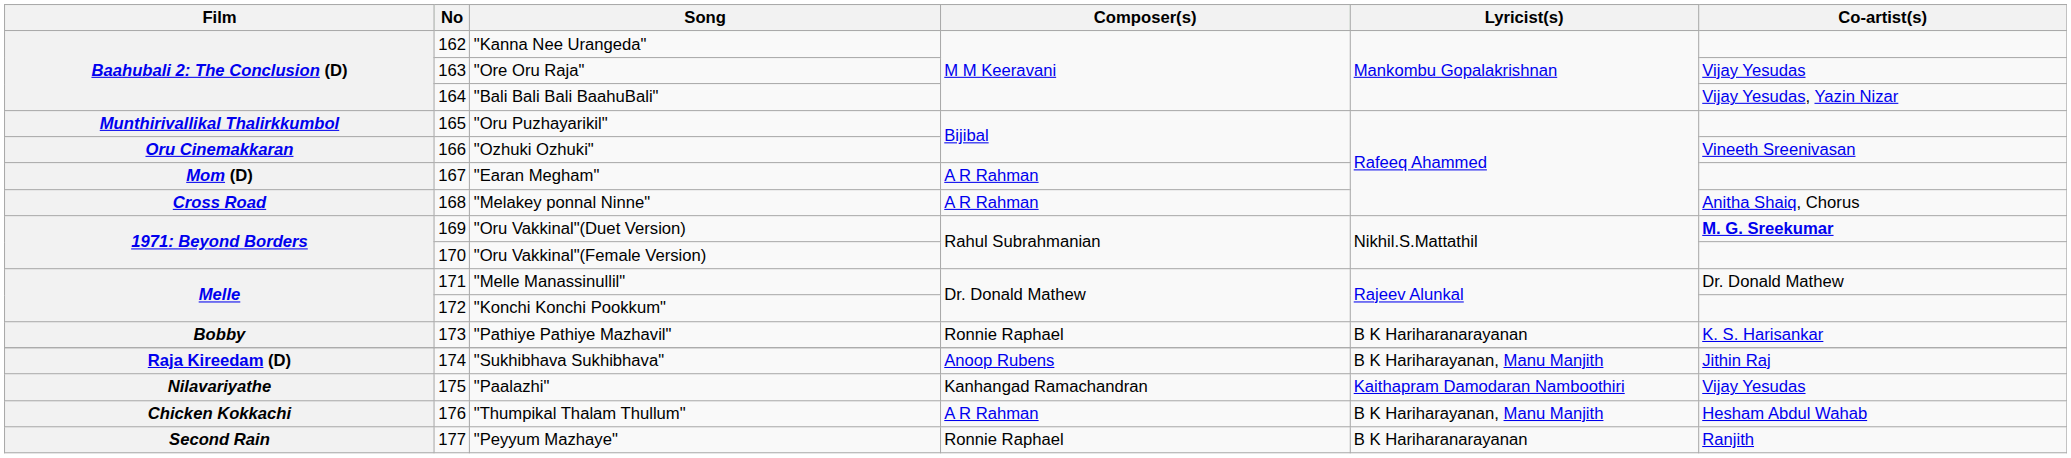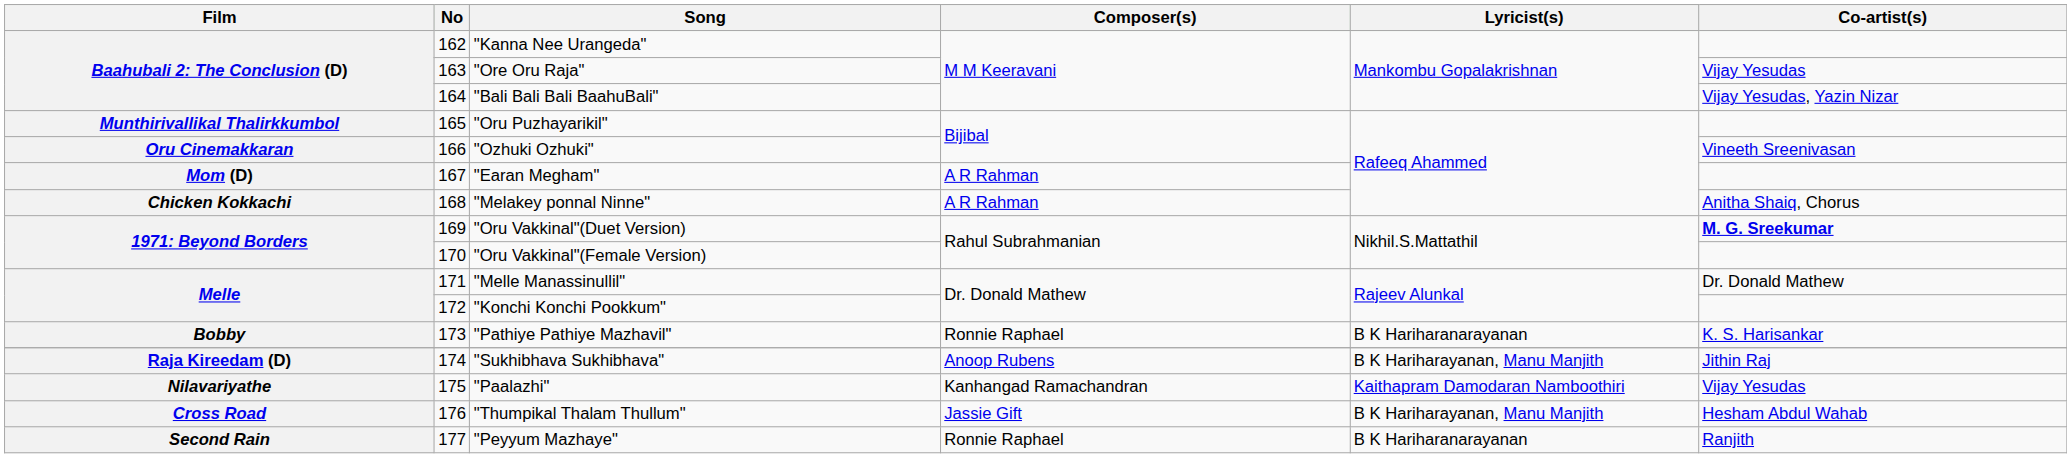(219, 202) Cross Road -> (219, 202) Chicken Kokkachi
(219, 413) Chicken Kokkachi -> (219, 413) Cross Road
(991, 413) A R Rahman -> (983, 413) Jassie Gift
